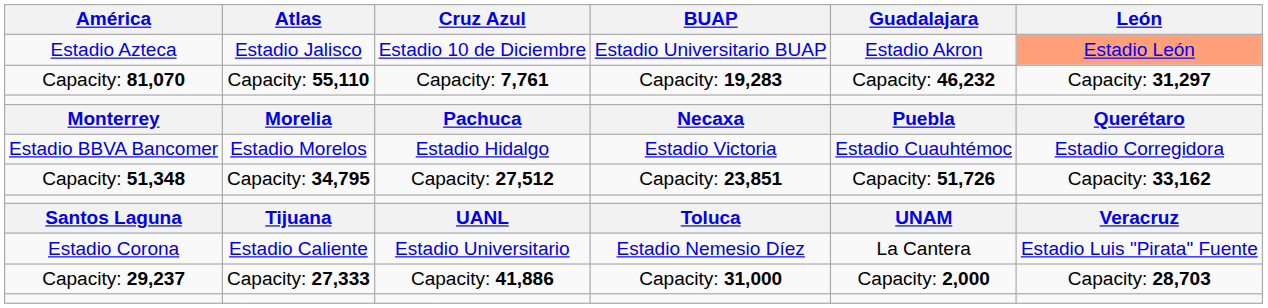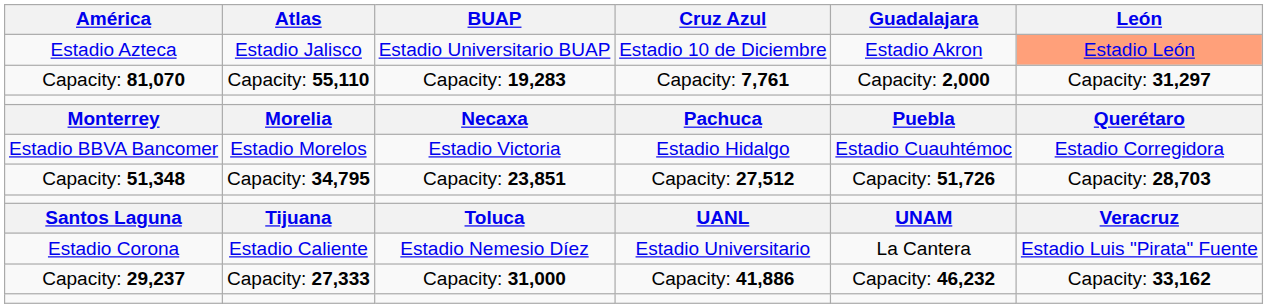columns swapped: (711, 19) <-> (482, 19)
(924, 79) Capacity: 46,232 -> (924, 79) Capacity: 2,000
(1139, 179) Capacity: 33,162 -> (1139, 179) Capacity: 28,703
(924, 278) Capacity: 2,000 -> (924, 278) Capacity: 46,232
(1139, 278) Capacity: 28,703 -> (1139, 278) Capacity: 33,162
